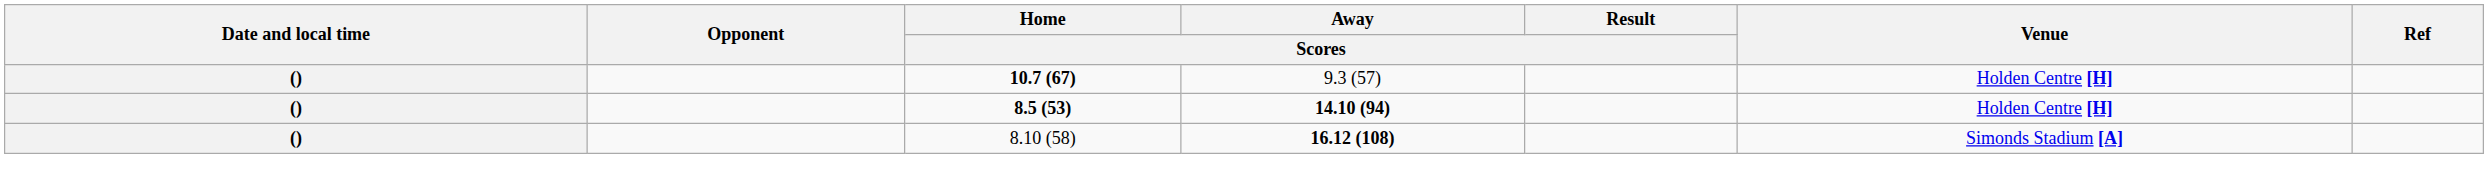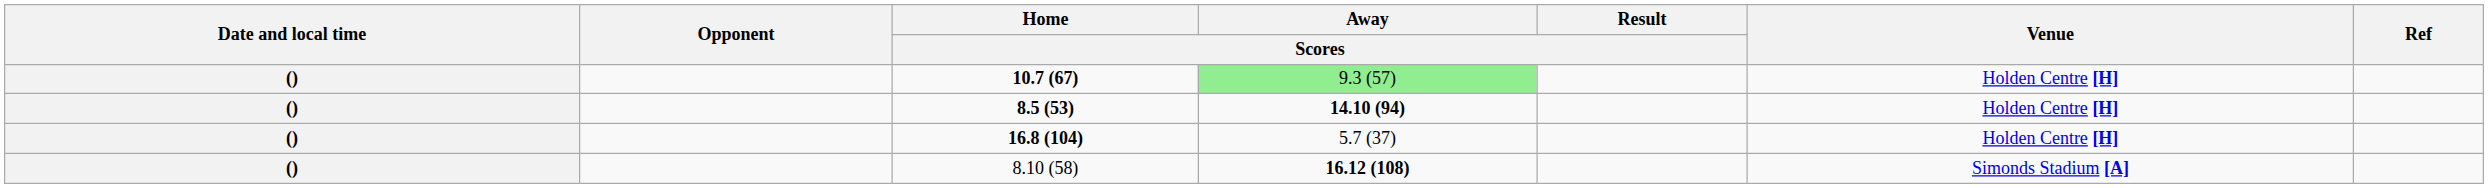(1352, 79) no background -> (1368, 79) lightgreen background
+ row: (1045, 138)
